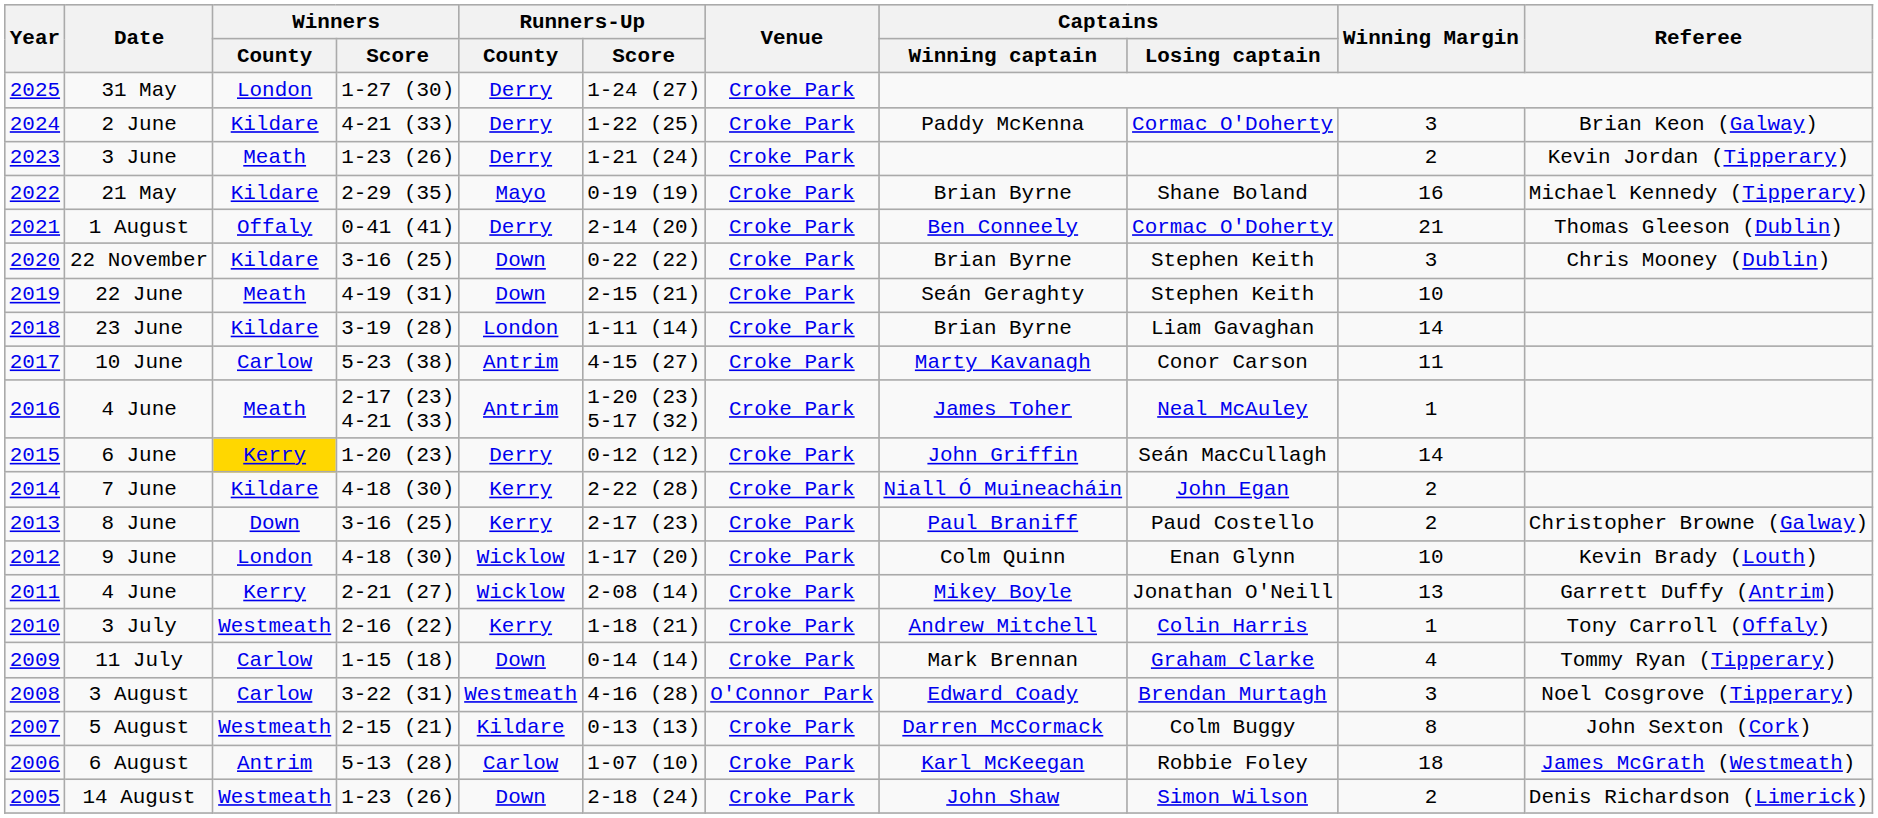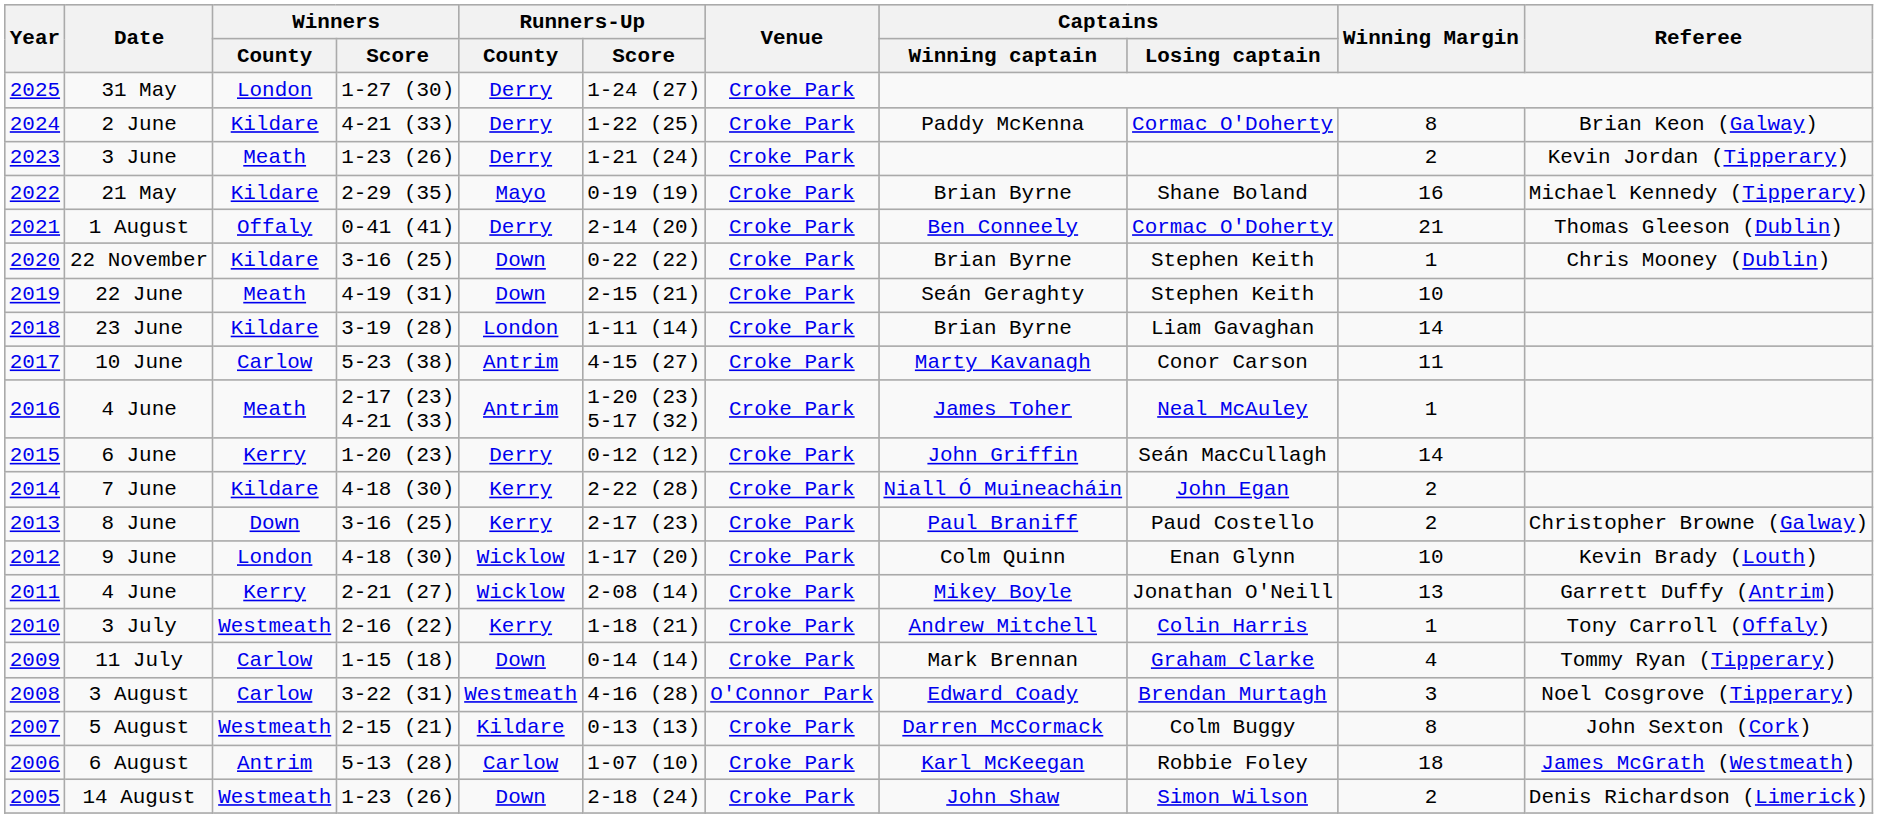(1431, 124) 3 -> (1431, 124) 8
(1431, 261) 3 -> (1431, 261) 1
(275, 455) gold background -> (275, 455) no background
